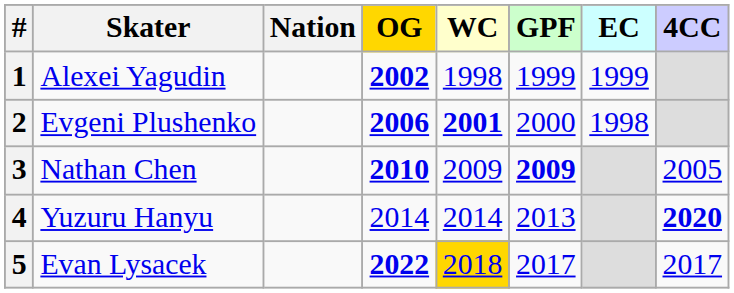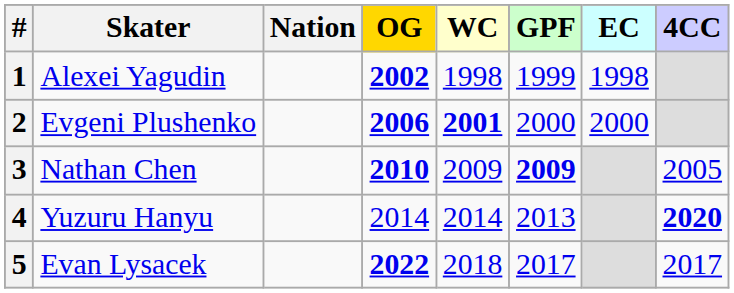(619, 75) 1999 -> (619, 75) 1998
(619, 122) 1998 -> (619, 122) 2000
(473, 264) gold background -> (473, 264) no background
